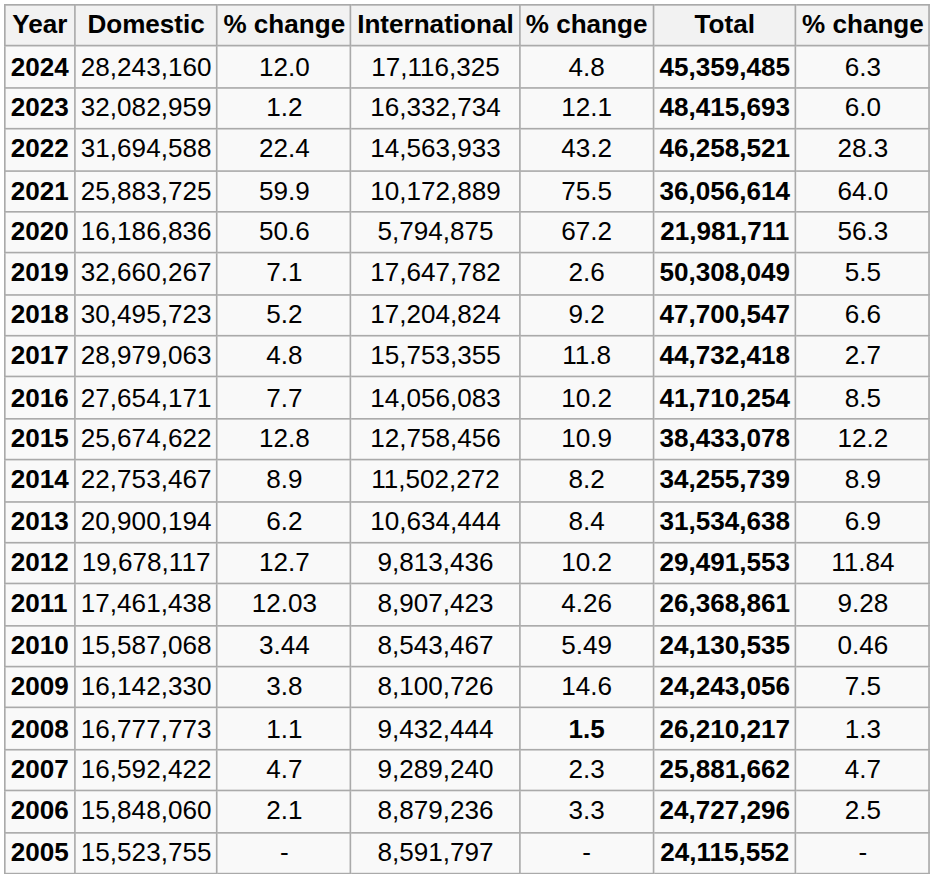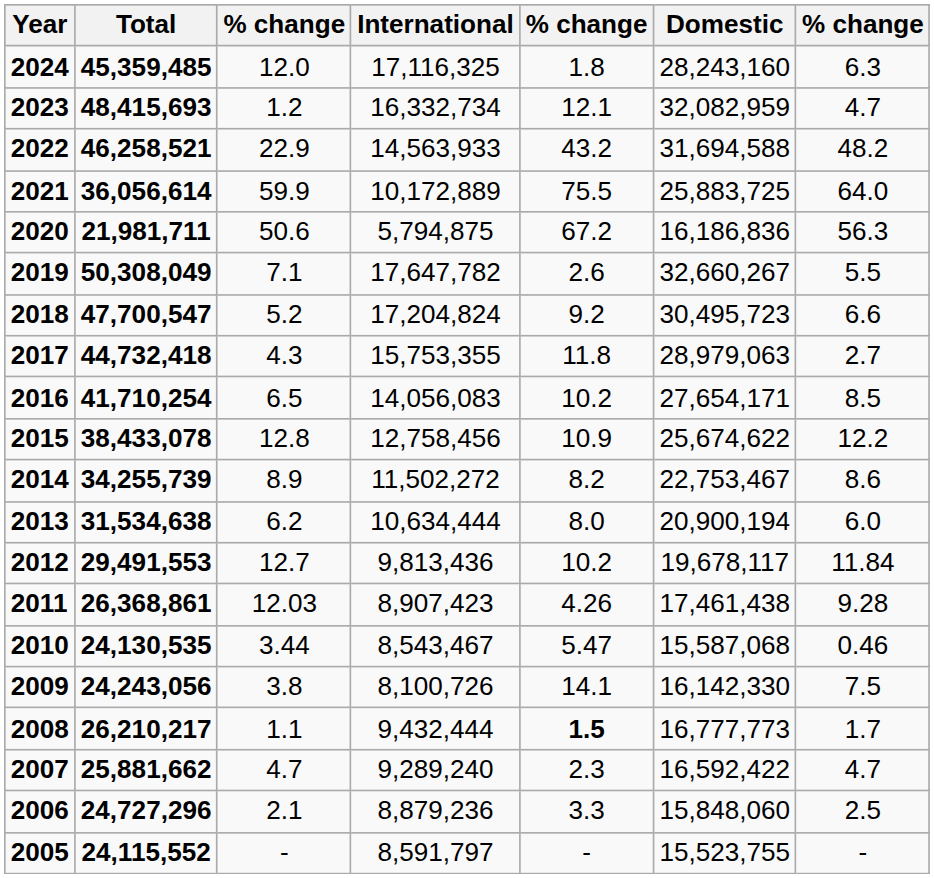columns swapped: (146, 25) <-> (725, 25)
(587, 66) 4.8 -> (587, 66) 1.8
(863, 107) 6.0 -> (863, 107) 4.7
(284, 149) 22.4 -> (284, 149) 22.9
(863, 149) 28.3 -> (863, 149) 48.2
(284, 356) 4.8 -> (284, 356) 4.3
(284, 397) 7.7 -> (284, 397) 6.5
(863, 480) 8.9 -> (863, 480) 8.6
(587, 521) 8.4 -> (587, 521) 8.0
(863, 521) 6.9 -> (863, 521) 6.0
(587, 645) 5.49 -> (587, 645) 5.47
(587, 686) 14.6 -> (587, 686) 14.1
(863, 728) 1.3 -> (863, 728) 1.7
